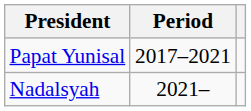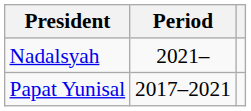rows swapped: (67, 55) <-> (54, 88)
